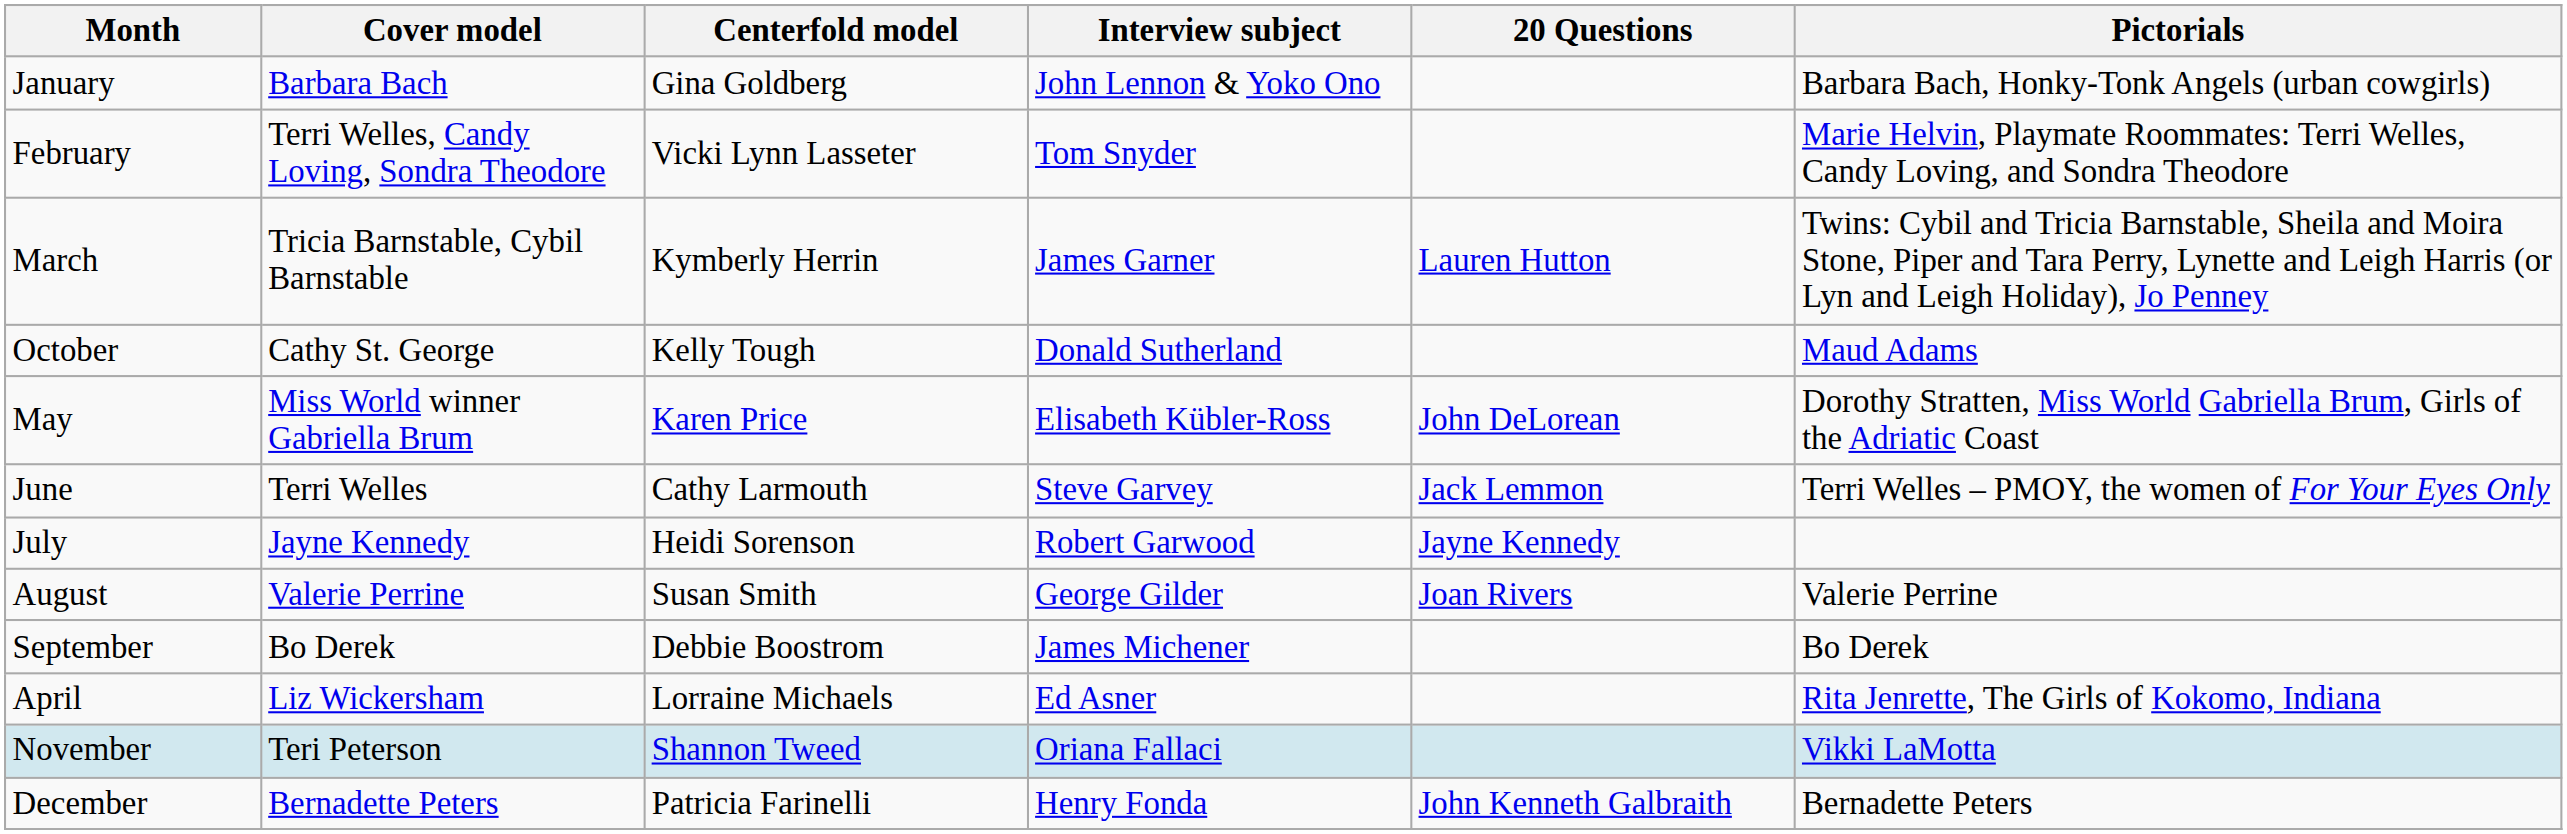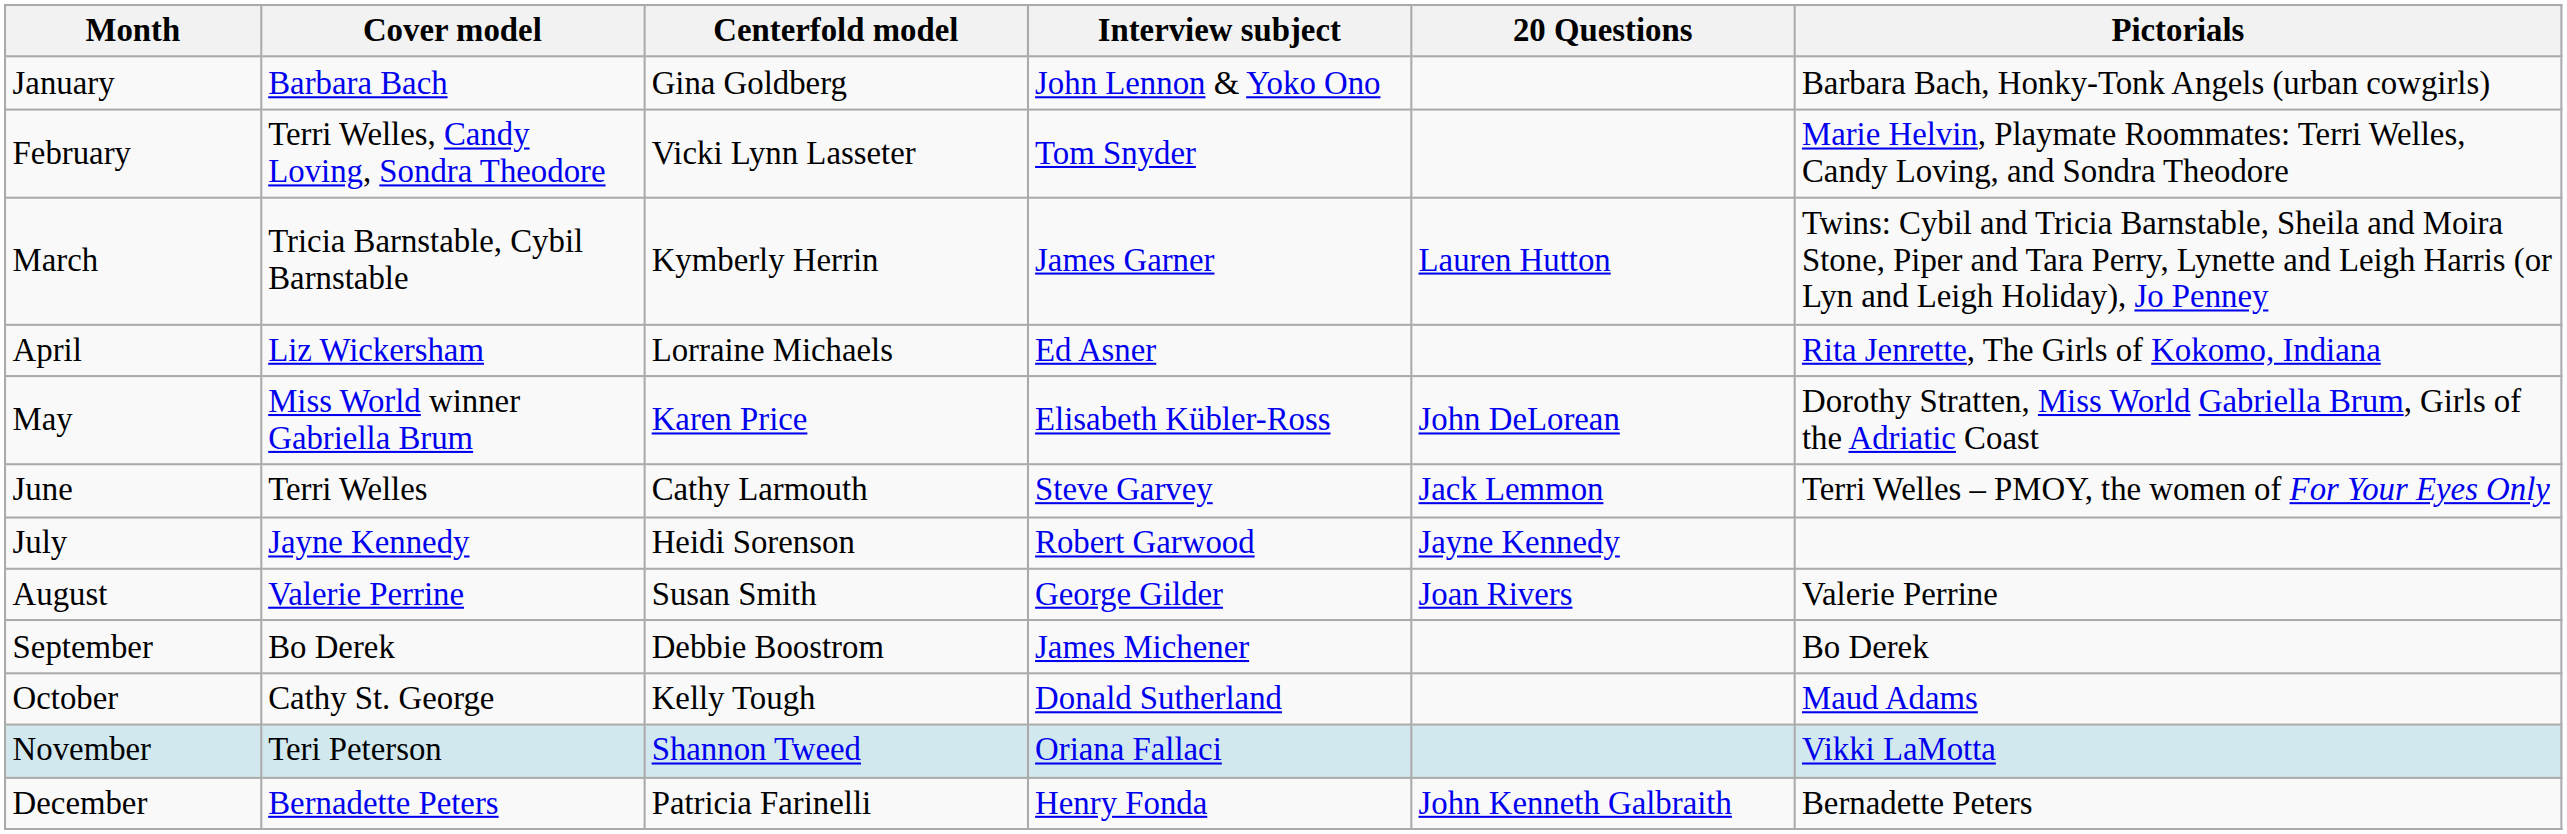rows swapped: (47, 698) <-> (65, 349)
